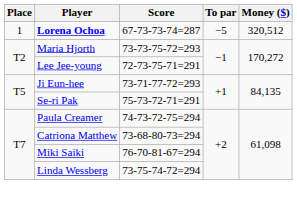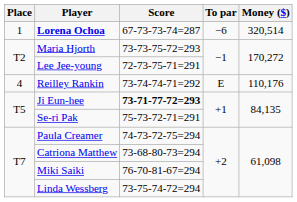(221, 30) −5 -> (221, 30) −6
(266, 30) 320,512 -> (266, 30) 320,514
+ row: (70, 83)
(161, 83) normal -> (161, 100) bold
